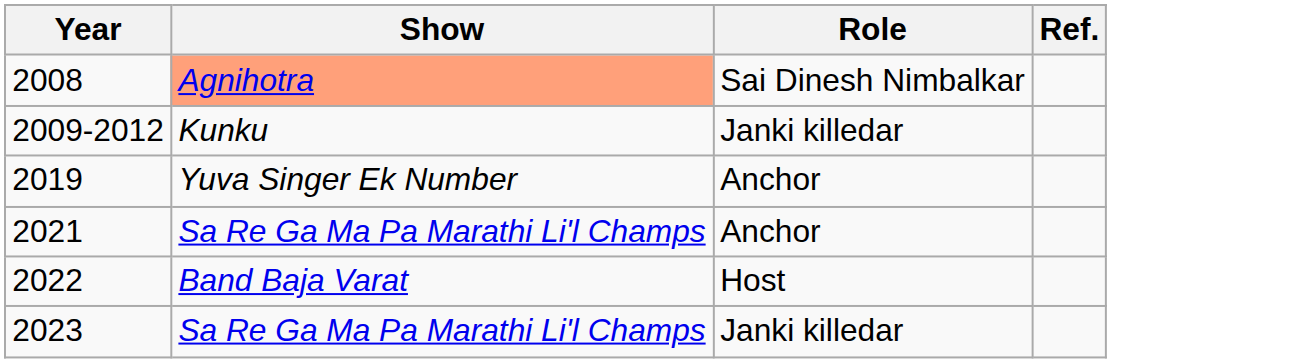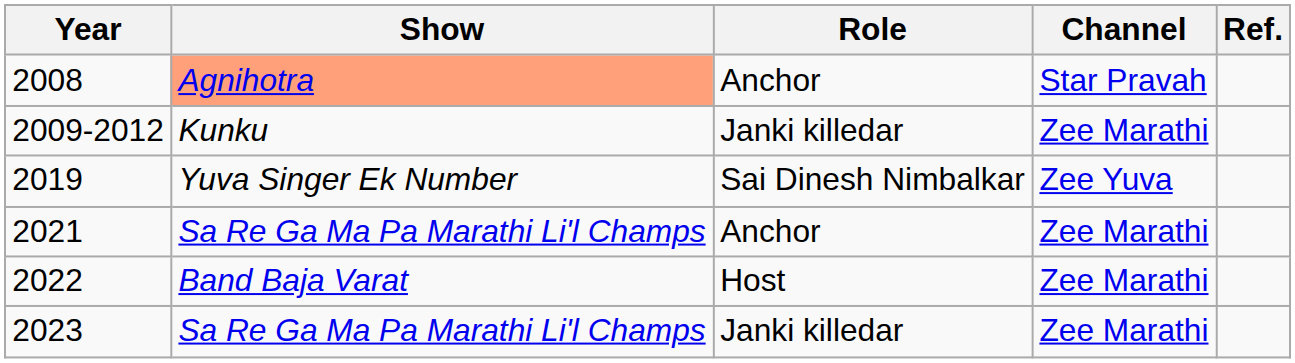+ column: (1124, 29)
(873, 79) Sai Dinesh Nimbalkar -> (770, 79) Anchor
(770, 180) Anchor -> (873, 180) Sai Dinesh Nimbalkar
